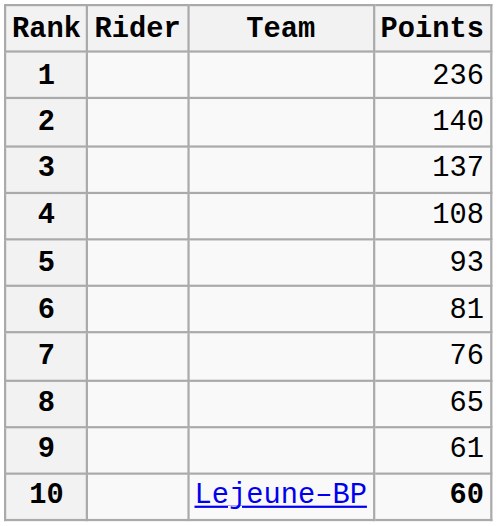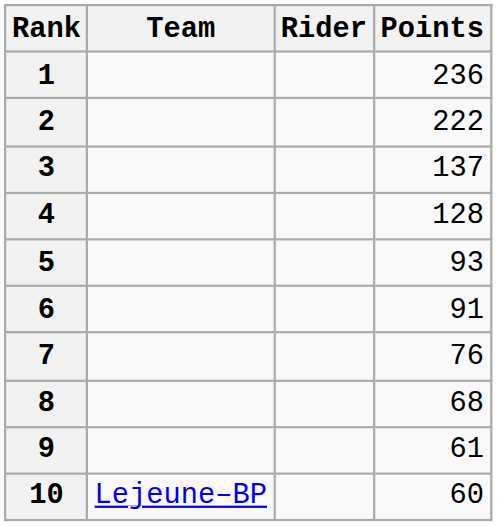columns swapped: (138, 29) <-> (281, 29)
(458, 122) 140 -> (458, 122) 222
(458, 216) 108 -> (458, 216) 128
(467, 309) 81 -> (467, 309) 91
(467, 403) 65 -> (467, 403) 68
(467, 497) bold -> (467, 497) normal
